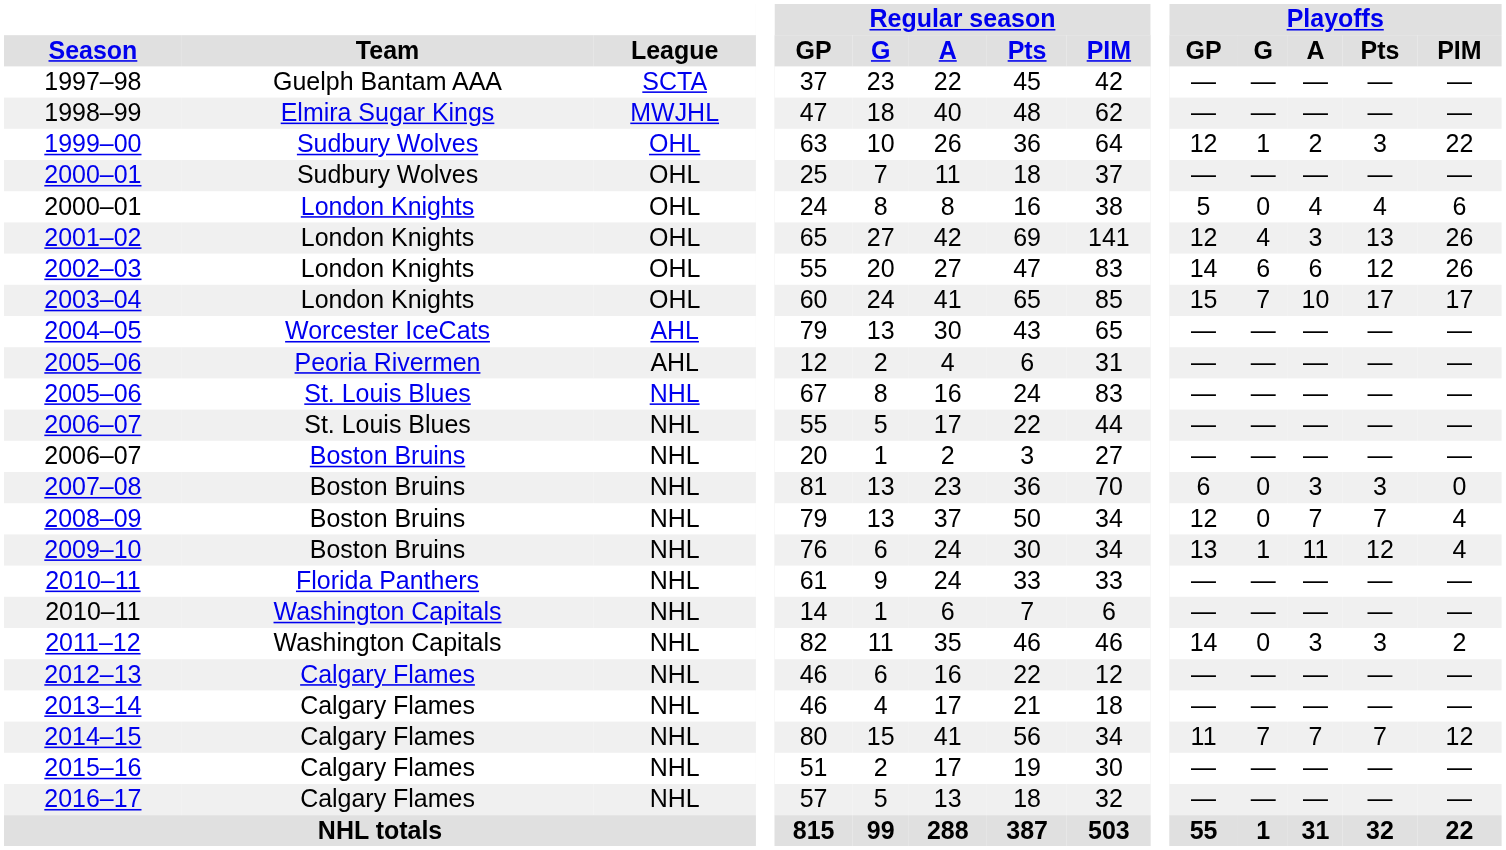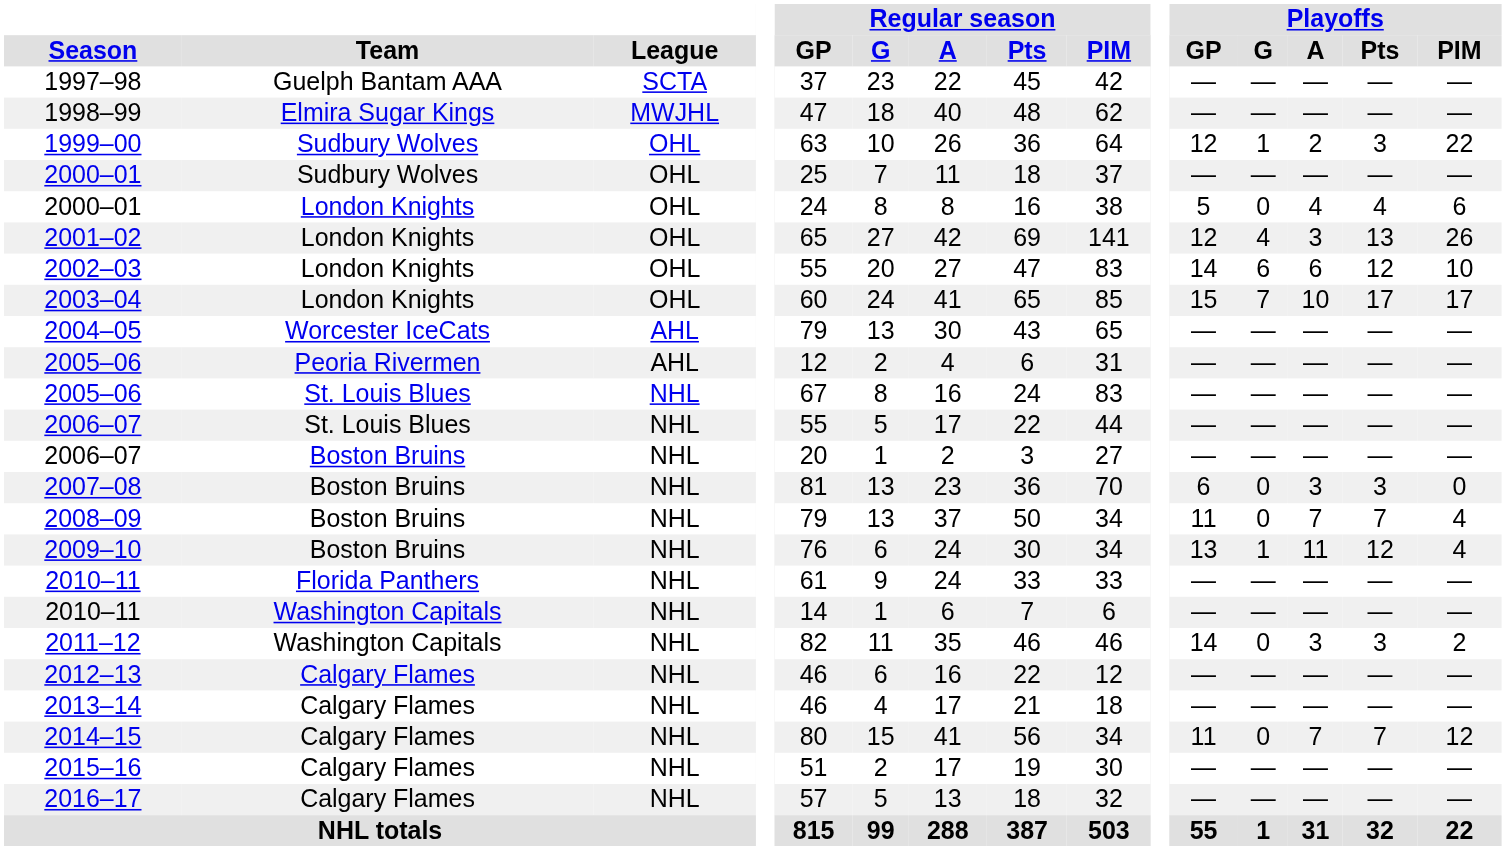(1459, 268) 26 -> (1459, 268) 10
(1204, 518) 12 -> (1204, 518) 11
(1263, 736) 7 -> (1263, 736) 0
